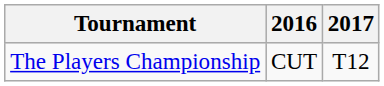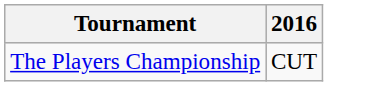- column: (351, 23)
